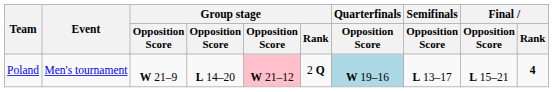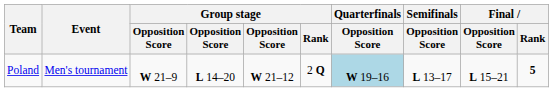(272, 77) pink background -> (272, 77) no background
(533, 70) 4 -> (533, 70) 5
